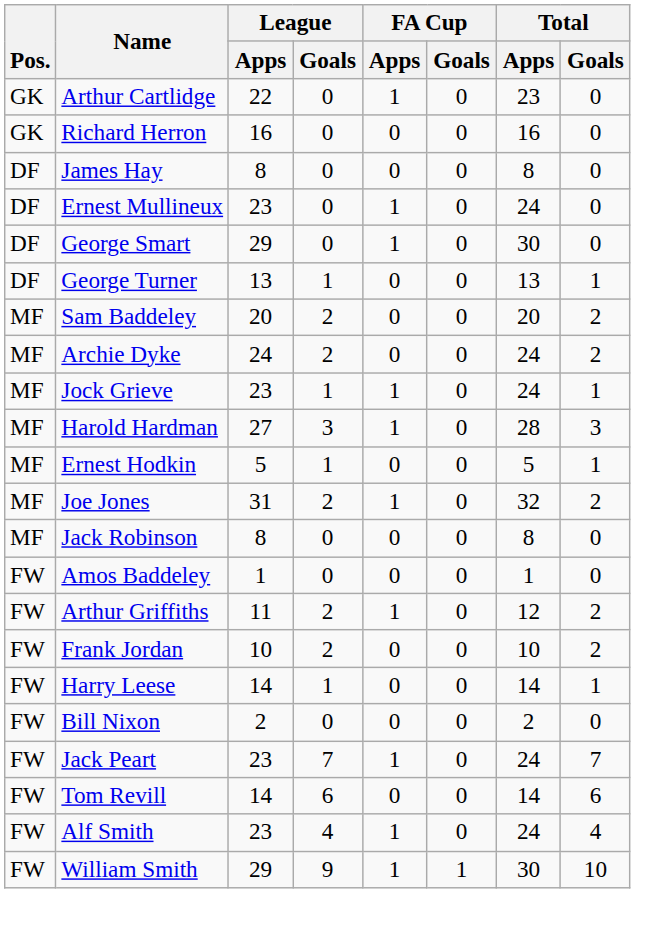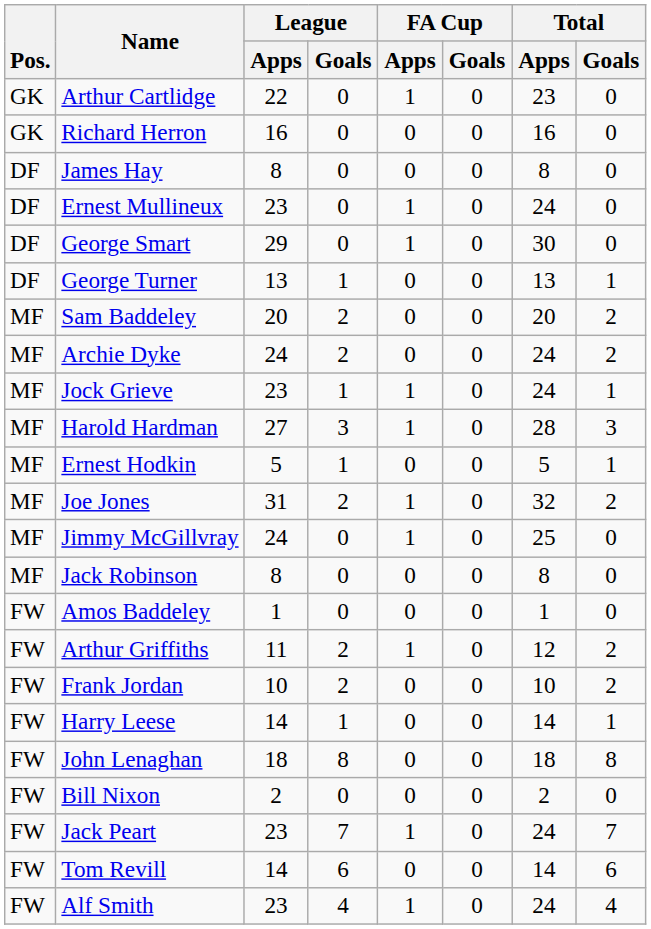+ row: (150, 538)
+ row: (132, 758)
- row: (130, 869)
